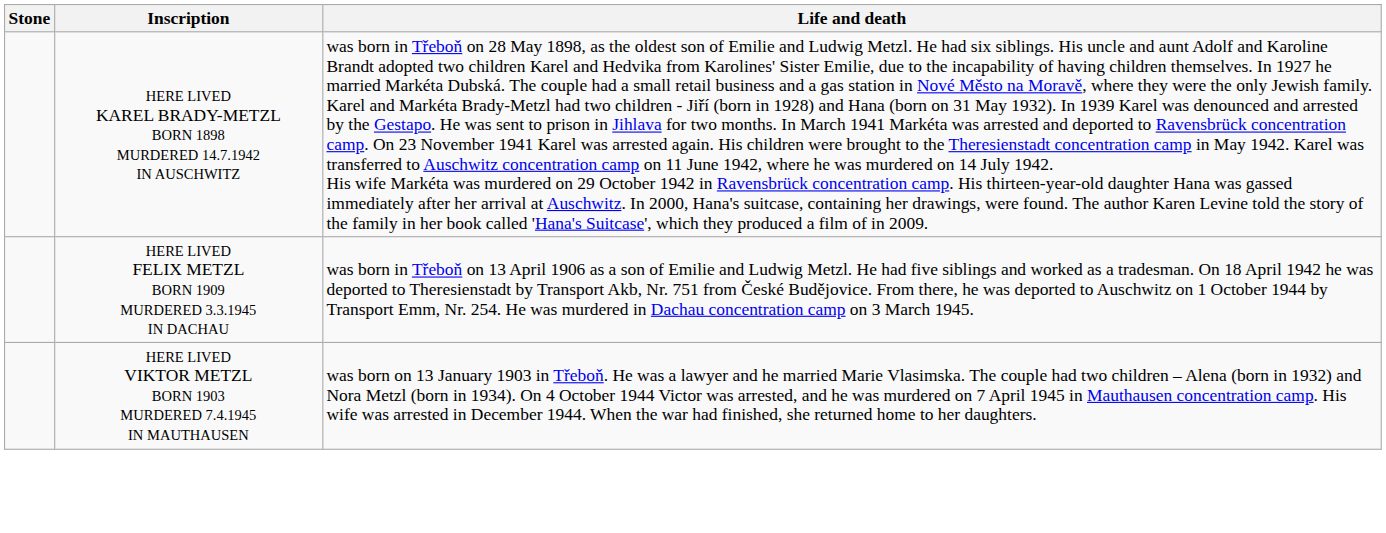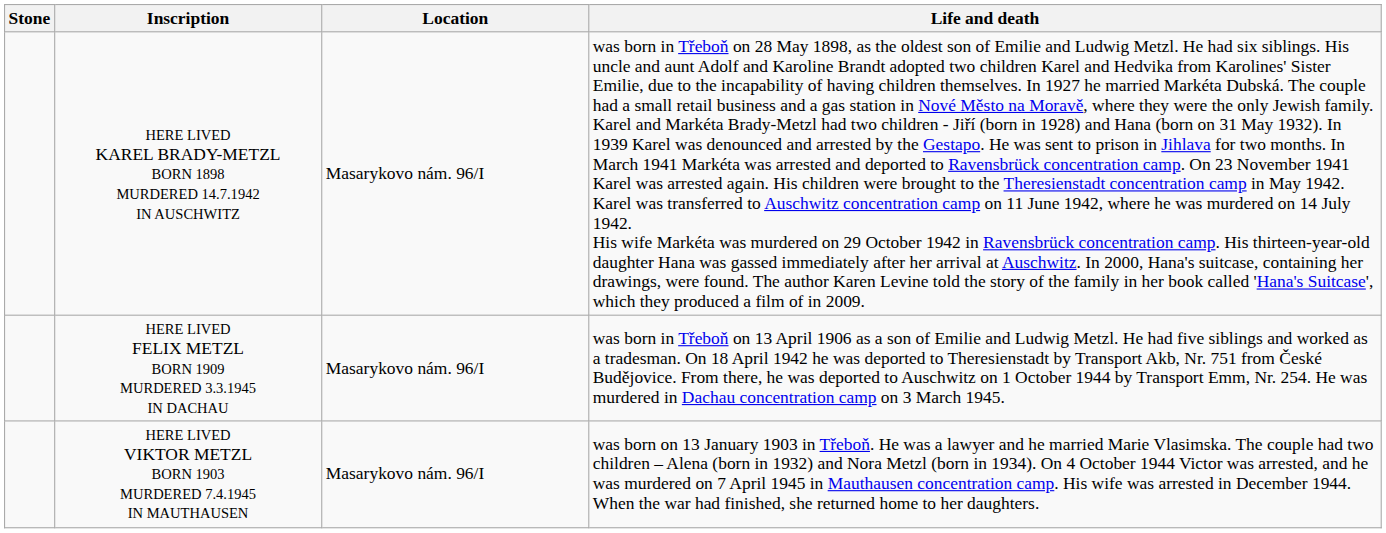+ column: (455, 18)
